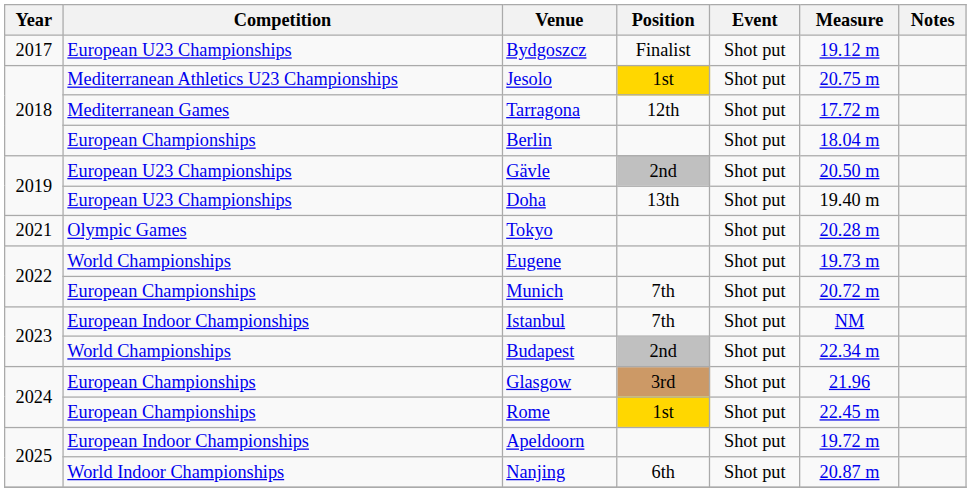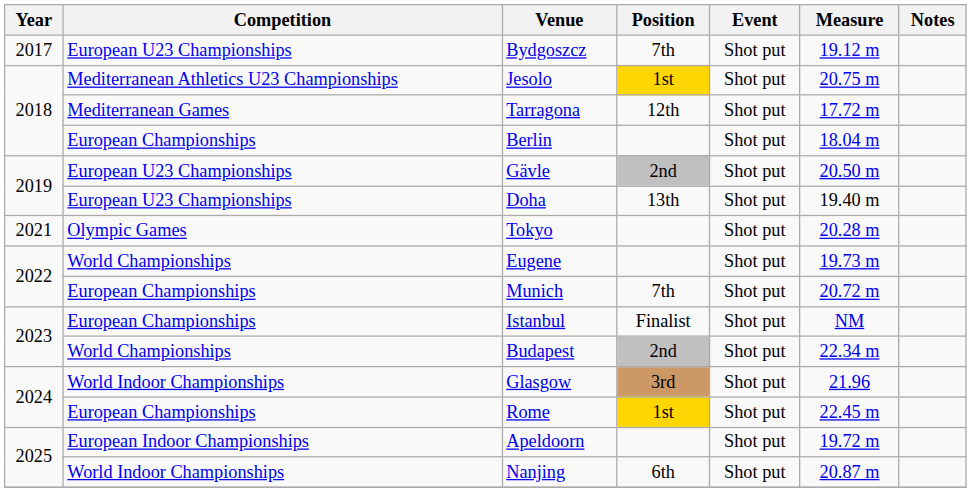(663, 50) Finalist -> (663, 50) 7th
(188, 321) European Indoor Championships -> (162, 321) European Championships
(663, 321) 7th -> (663, 321) Finalist
(162, 381) European Championships -> (176, 381) World Indoor Championships
